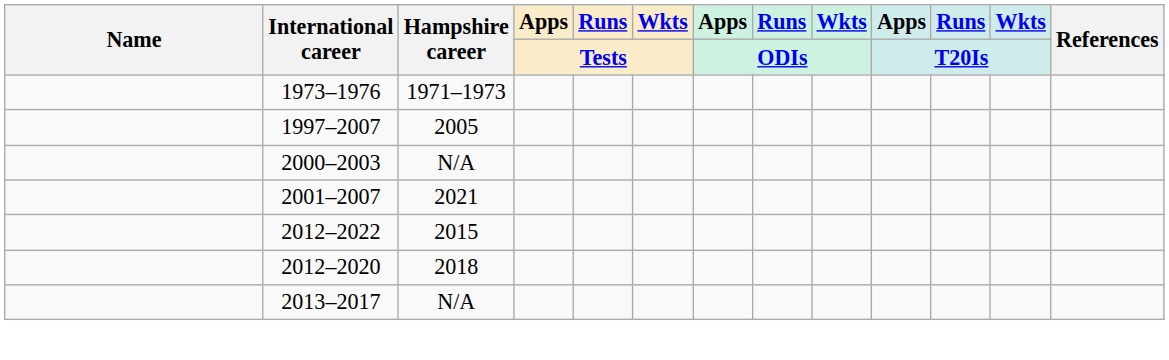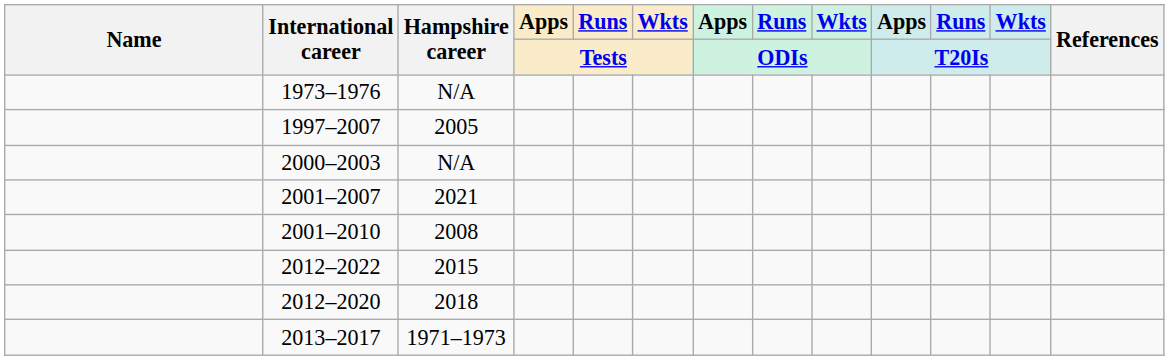(456, 92) 1971–1973 -> (456, 92) N/A
+ row: (331, 232)
(456, 302) N/A -> (456, 337) 1971–1973
